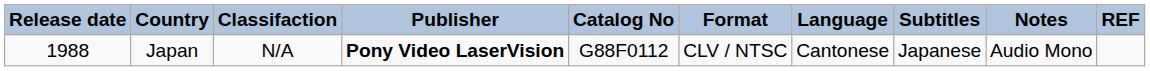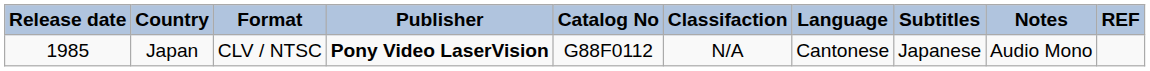columns swapped: (277, 19) <-> (735, 19)
(68, 50) 1988 -> (68, 50) 1985
